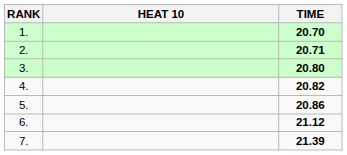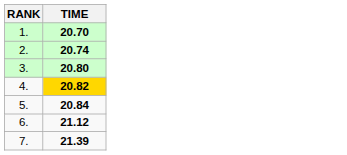- column: (161, 14)
(310, 50) 20.71 -> (75, 50) 20.74
(310, 87) no background -> (75, 87) gold background
(310, 105) 20.86 -> (75, 105) 20.84
